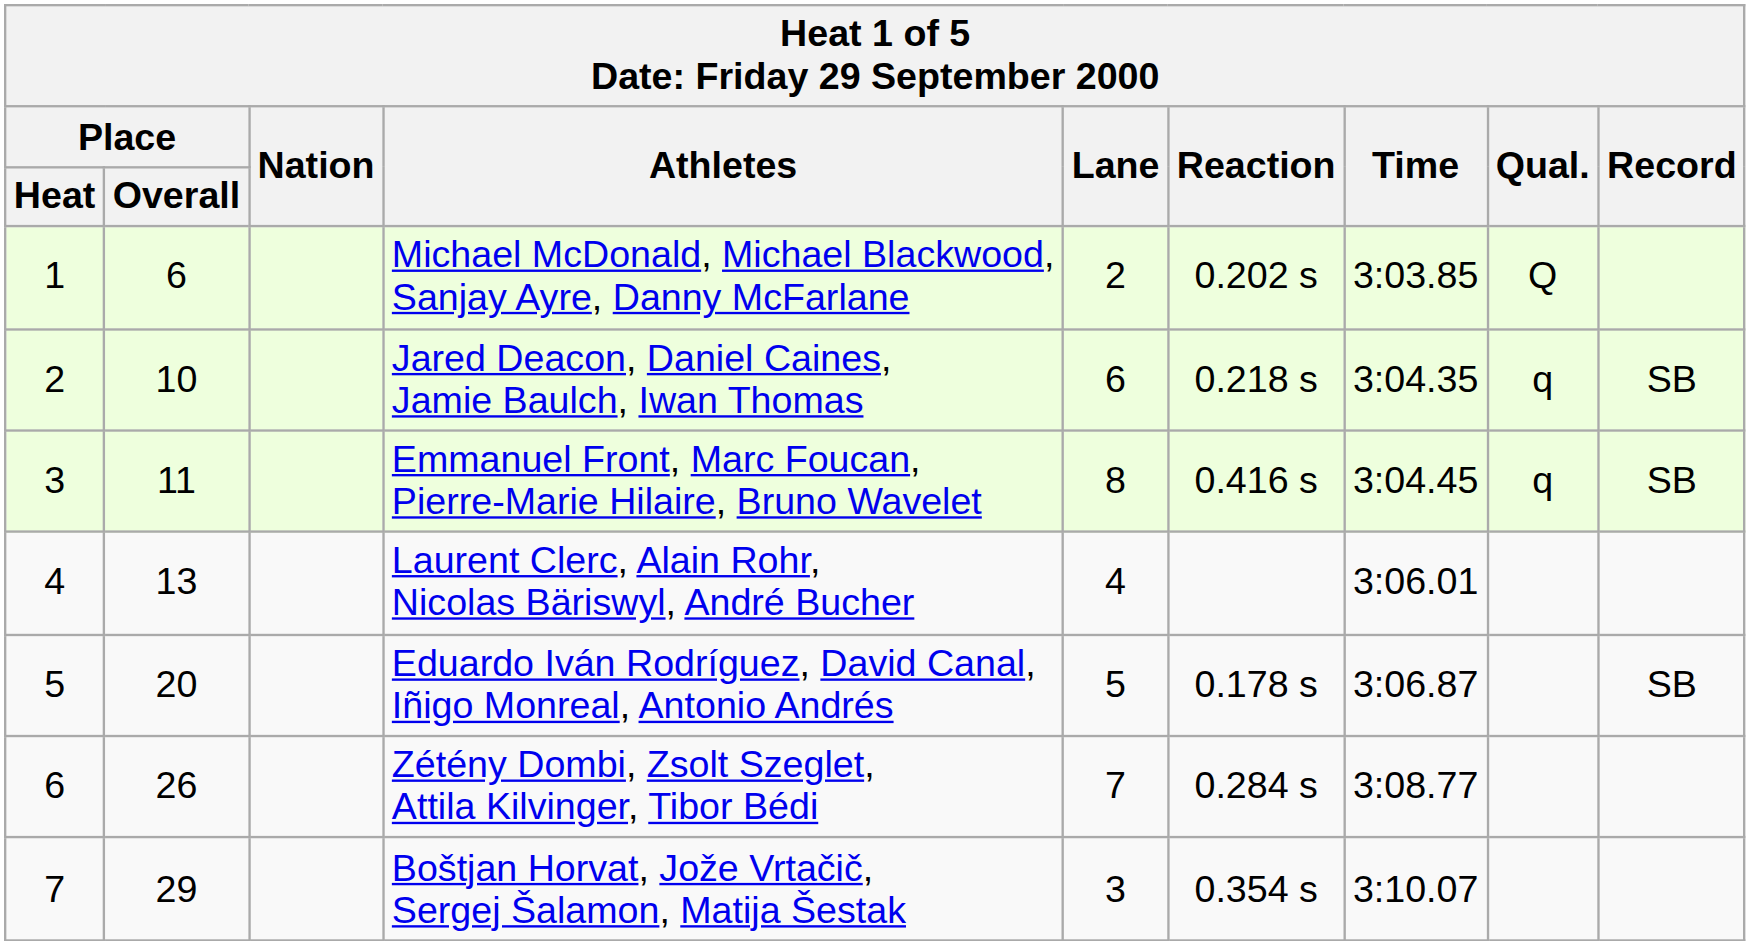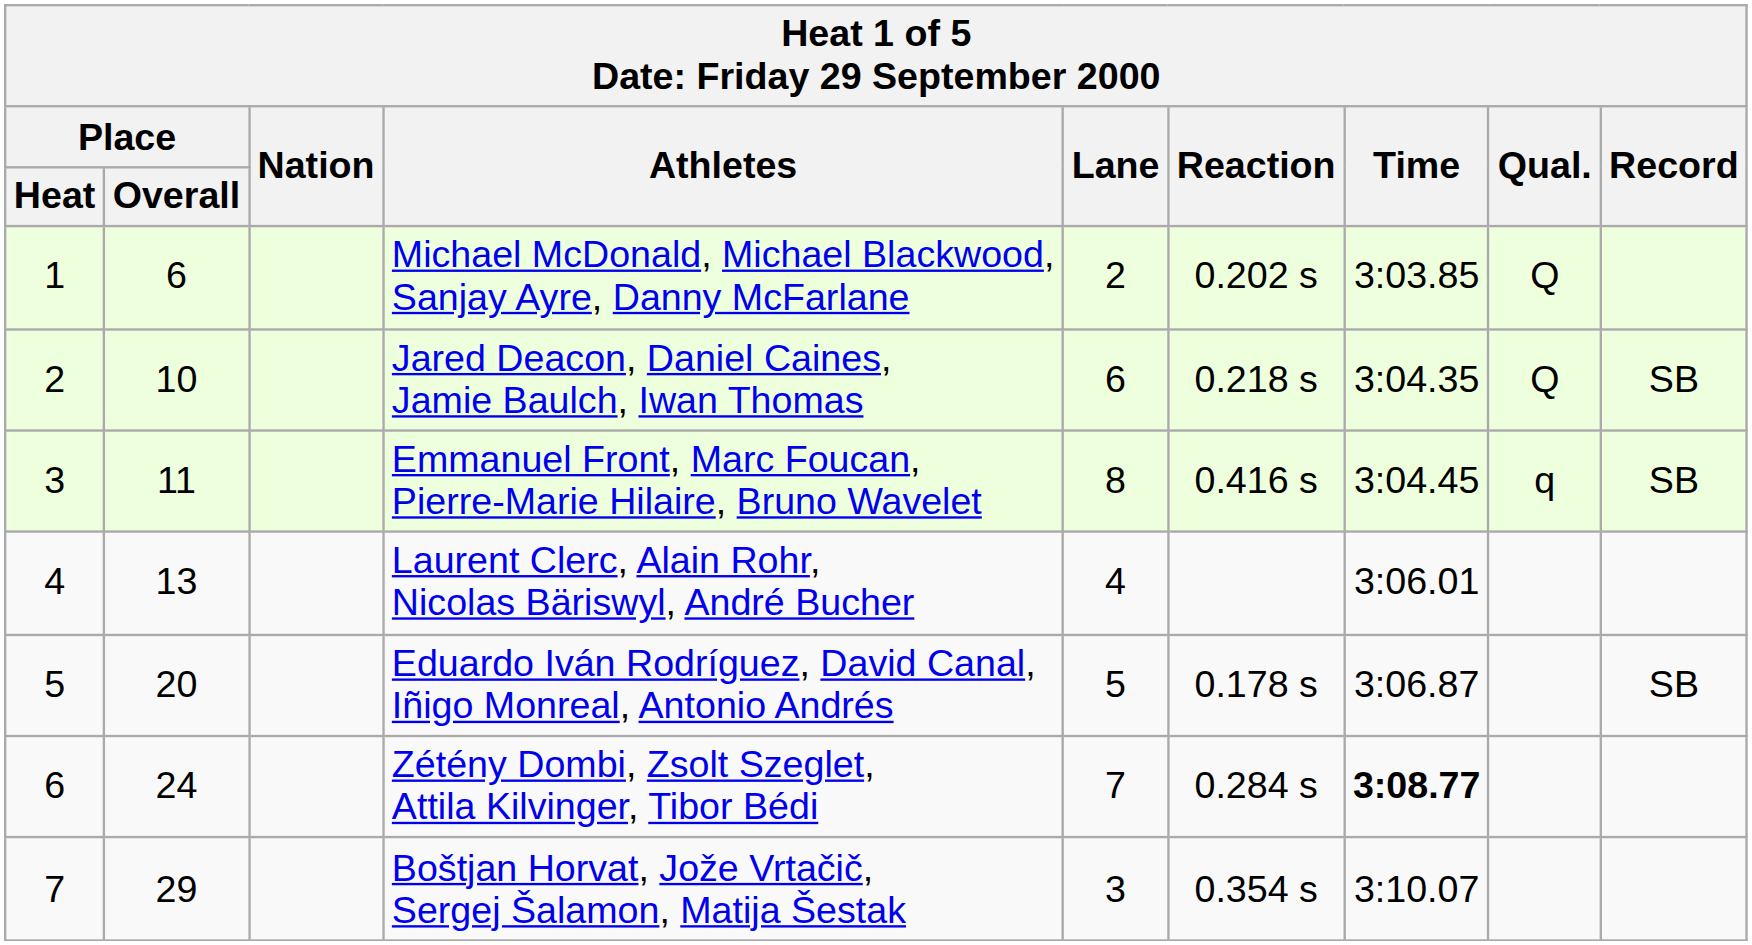(1543, 378) q -> (1545, 378) Q
(176, 786) 26 -> (176, 786) 24
(1416, 786) normal -> (1417, 786) bold
